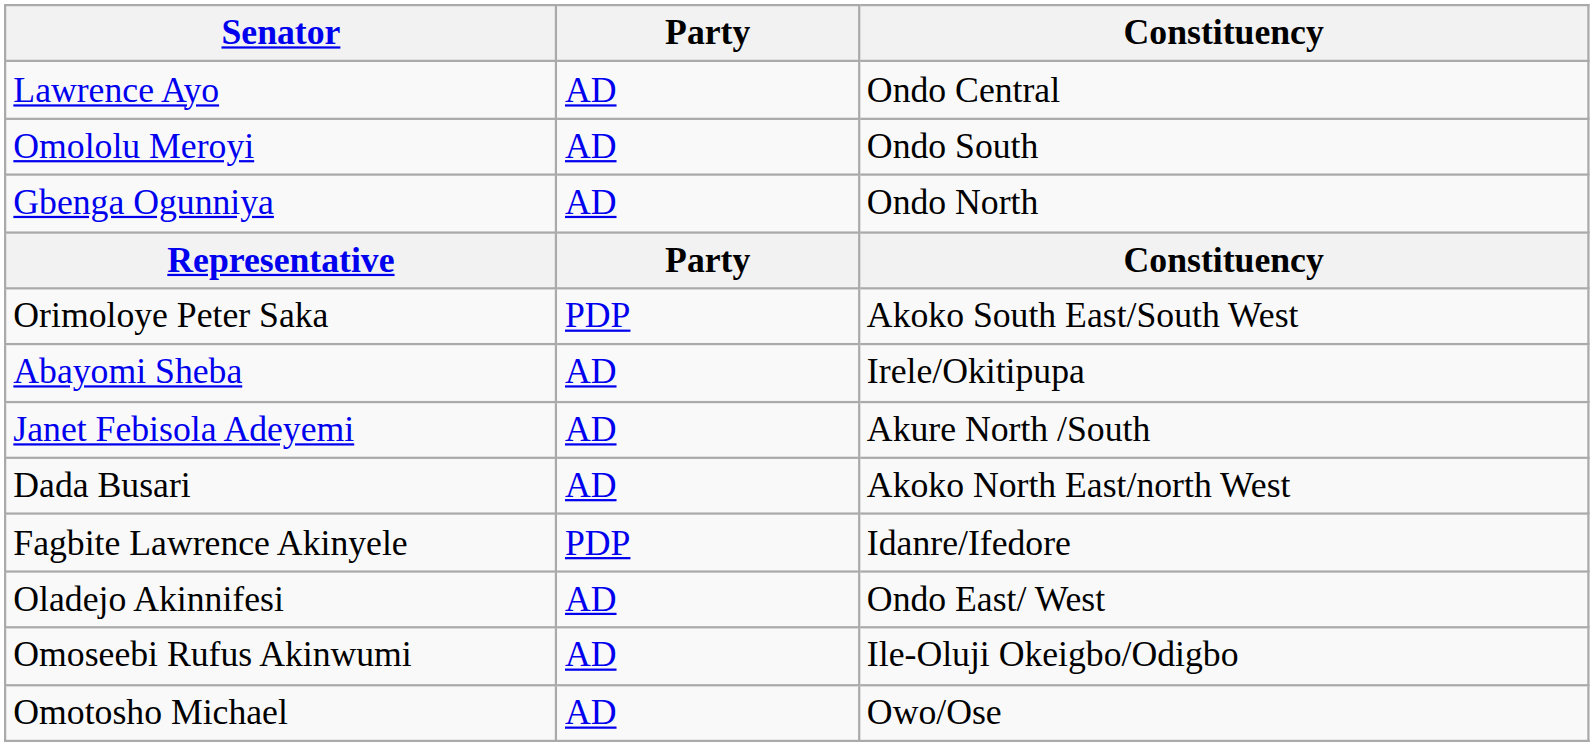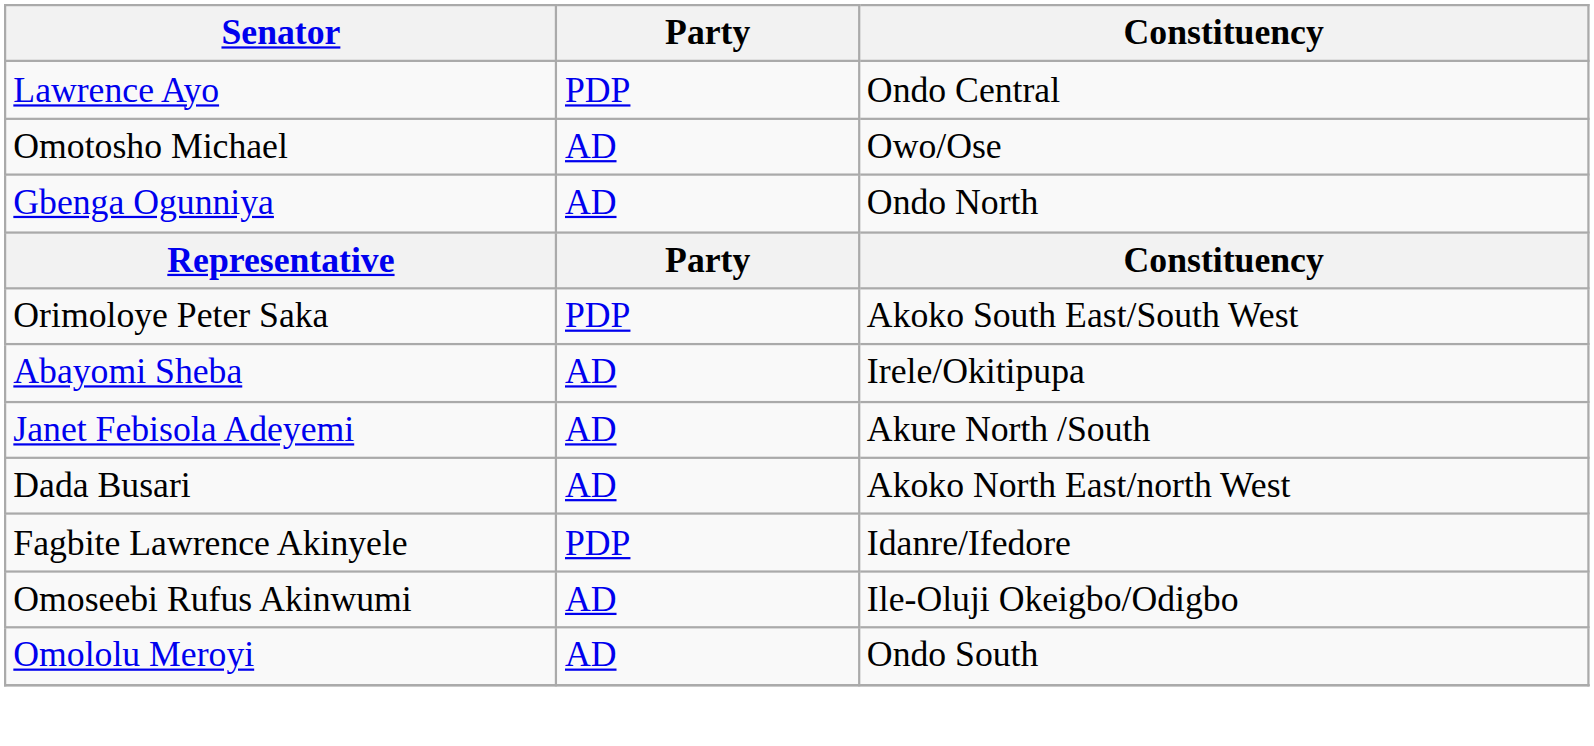(591, 89) AD -> (598, 89) PDP
rows swapped: (134, 145) <-> (151, 711)
- row: (149, 598)
